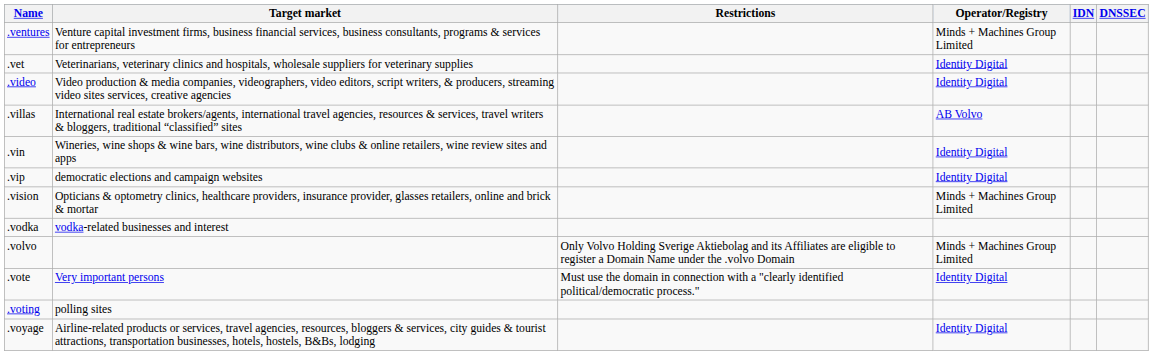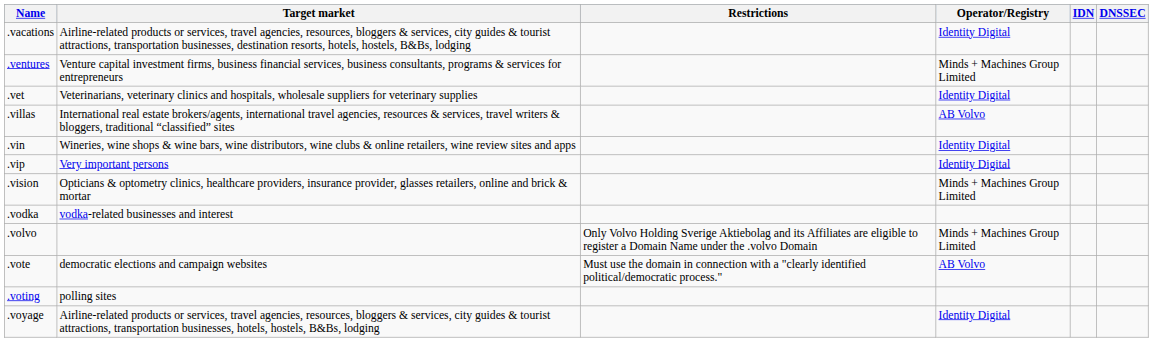+ row: (31, 32)
- row: (21, 82)
(159, 177) democratic elections and campaign websites -> (114, 164) Very important persons
(109, 277) Very important persons -> (163, 264) democratic elections and campaign websites
(972, 277) Identity Digital -> (962, 264) AB Volvo
